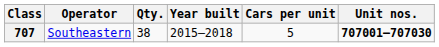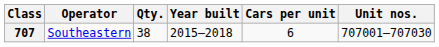(290, 33) 5 -> (290, 33) 6
(387, 33) bold -> (387, 33) normal
